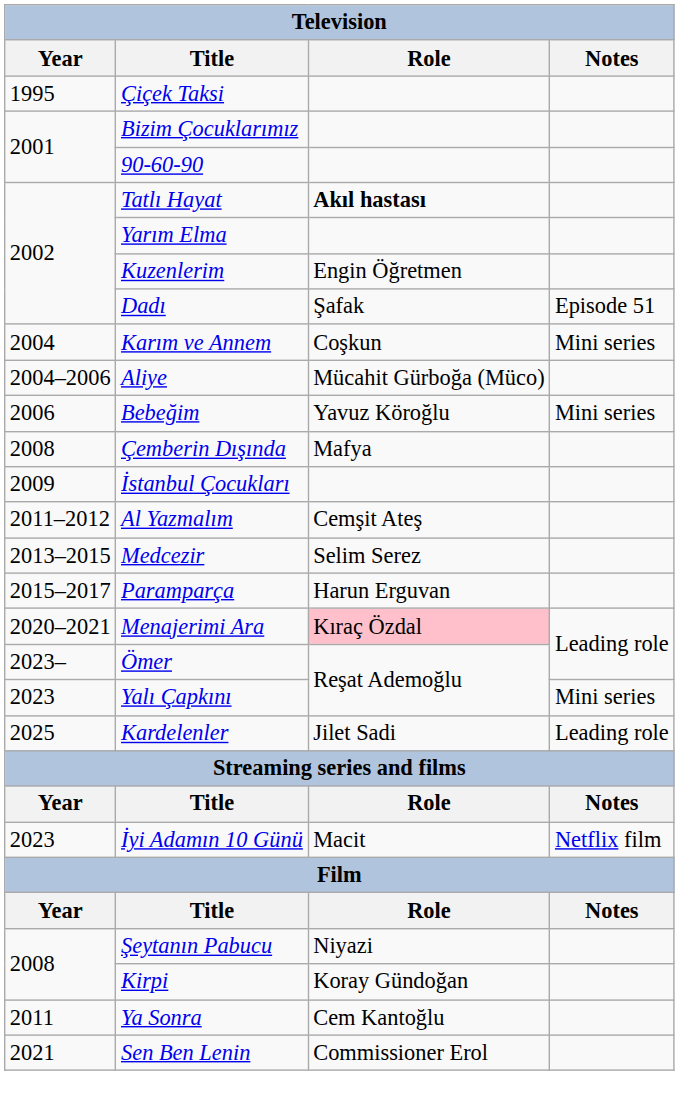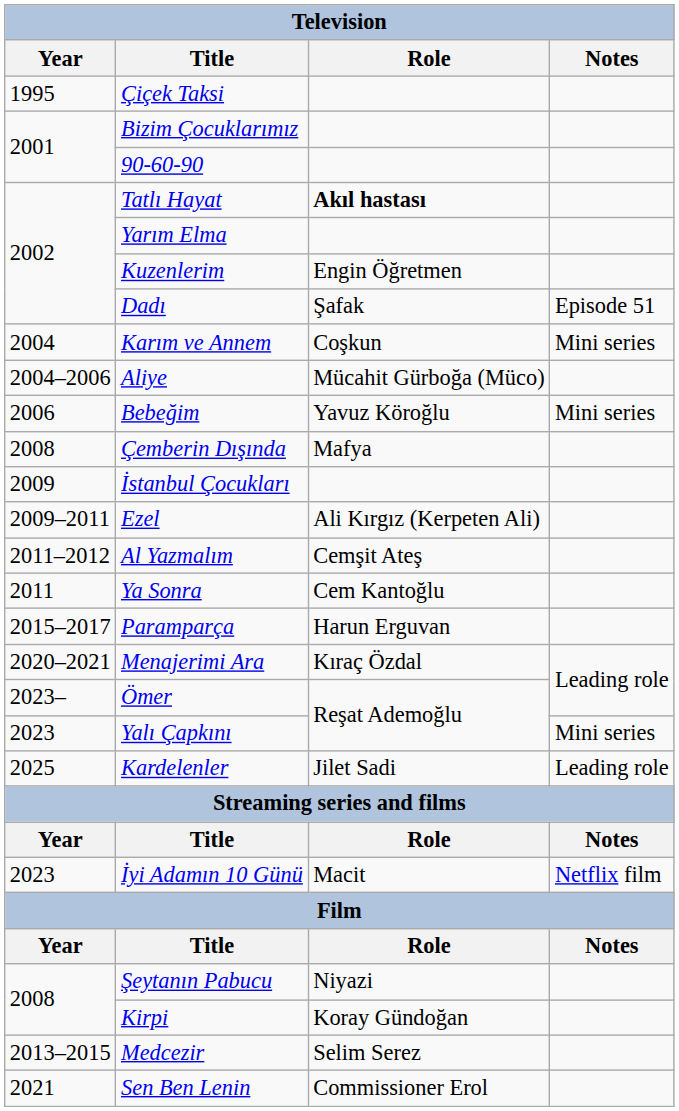+ row: (140, 519)
rows swapped: (163, 555) <-> (161, 1016)
(368, 626) pink background -> (368, 661) no background
